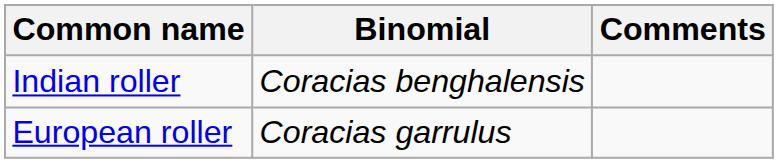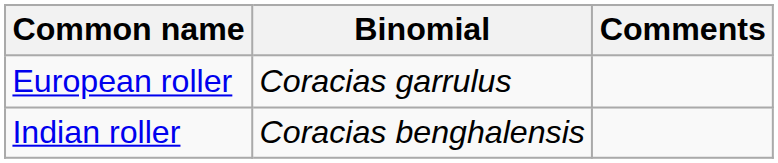rows swapped: (96, 81) <-> (122, 132)
